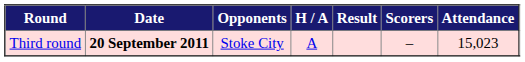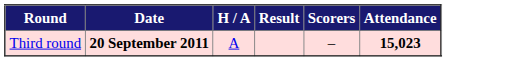- column: (252, 17)
(478, 43) normal -> (400, 43) bold
